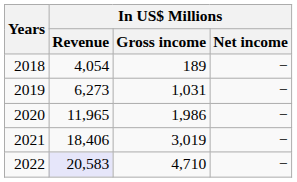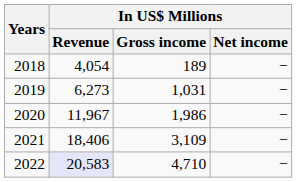(88, 115) 11,965 -> (88, 115) 11,967
(189, 139) 3,019 -> (189, 139) 3,109
